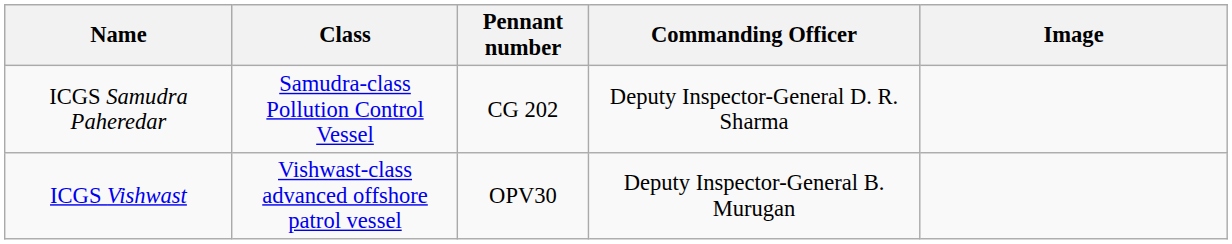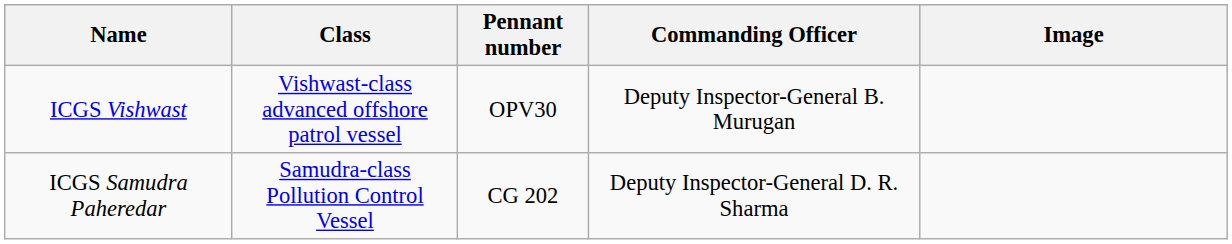rows swapped: (118, 108) <-> (118, 195)
